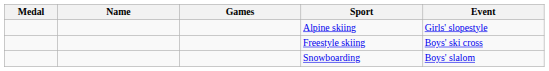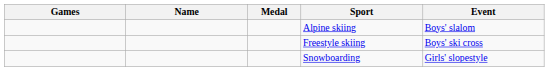columns swapped: (31, 12) <-> (240, 12)
(456, 27) Girls' slopestyle -> (450, 27) Boys' slalom
(450, 58) Boys' slalom -> (456, 58) Girls' slopestyle
